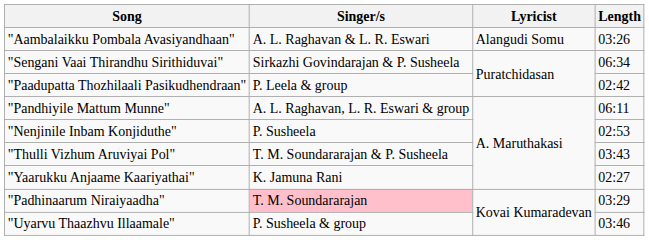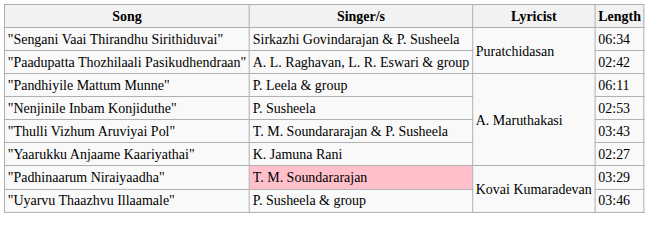- row: (121, 39)
(300, 85) P. Leela & group -> (361, 62) A. L. Raghavan, L. R. Eswari & group
(361, 108) A. L. Raghavan, L. R. Eswari & group -> (300, 85) P. Leela & group
